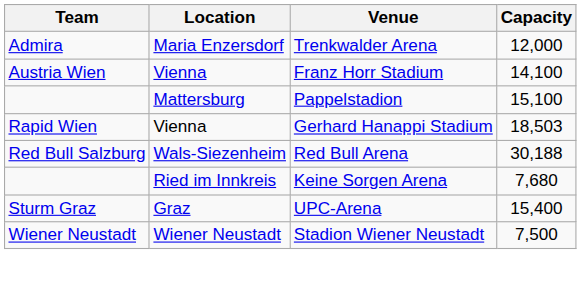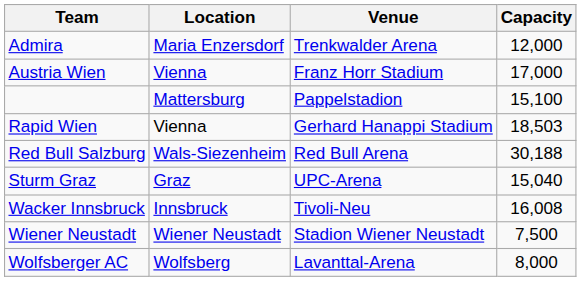(536, 72) 14,100 -> (536, 72) 17,000
- row: (370, 180)
(536, 208) 15,400 -> (536, 180) 15,040
+ row: (332, 208)
+ row: (354, 262)
